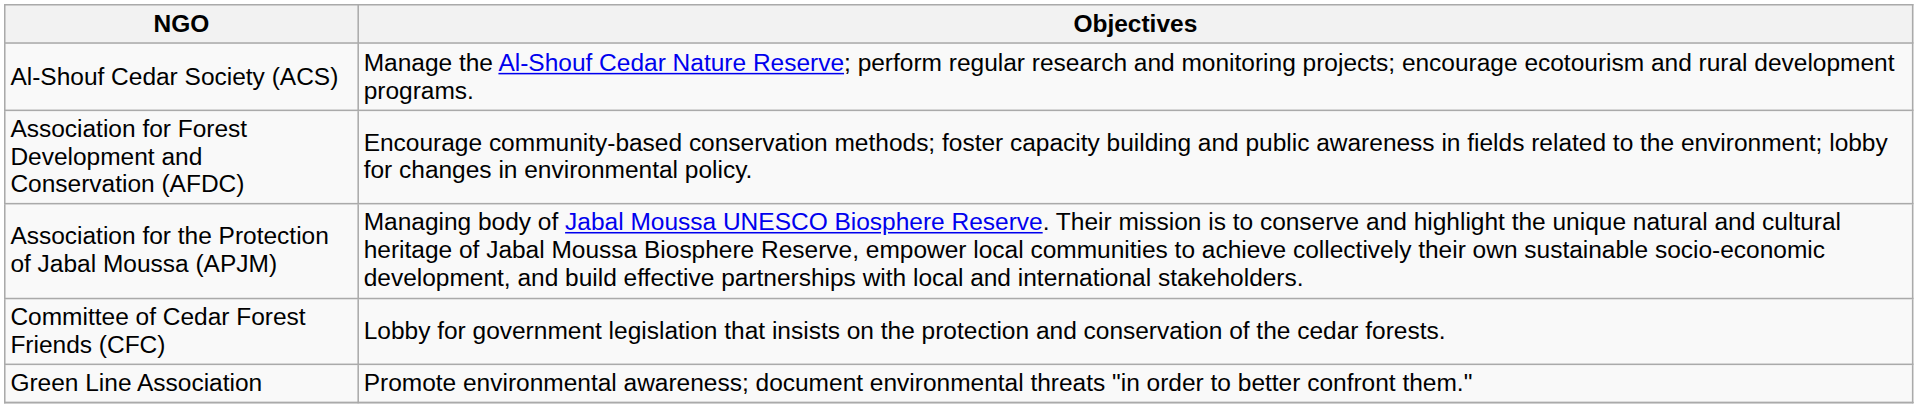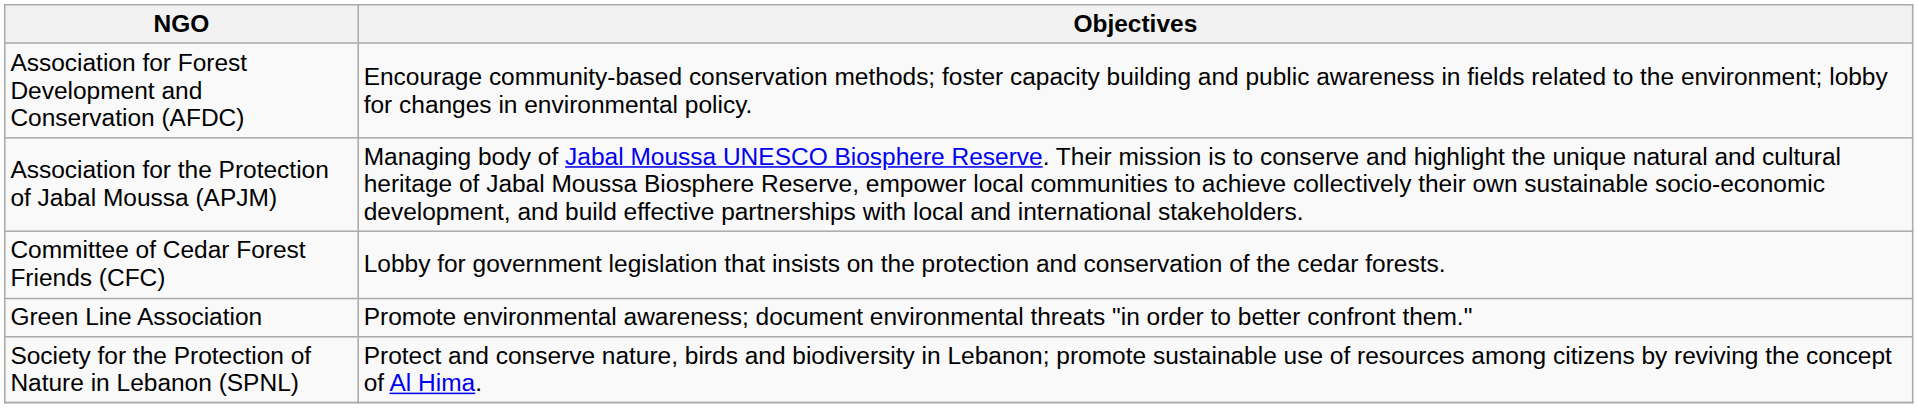- row: (174, 76)
+ row: (161, 369)
